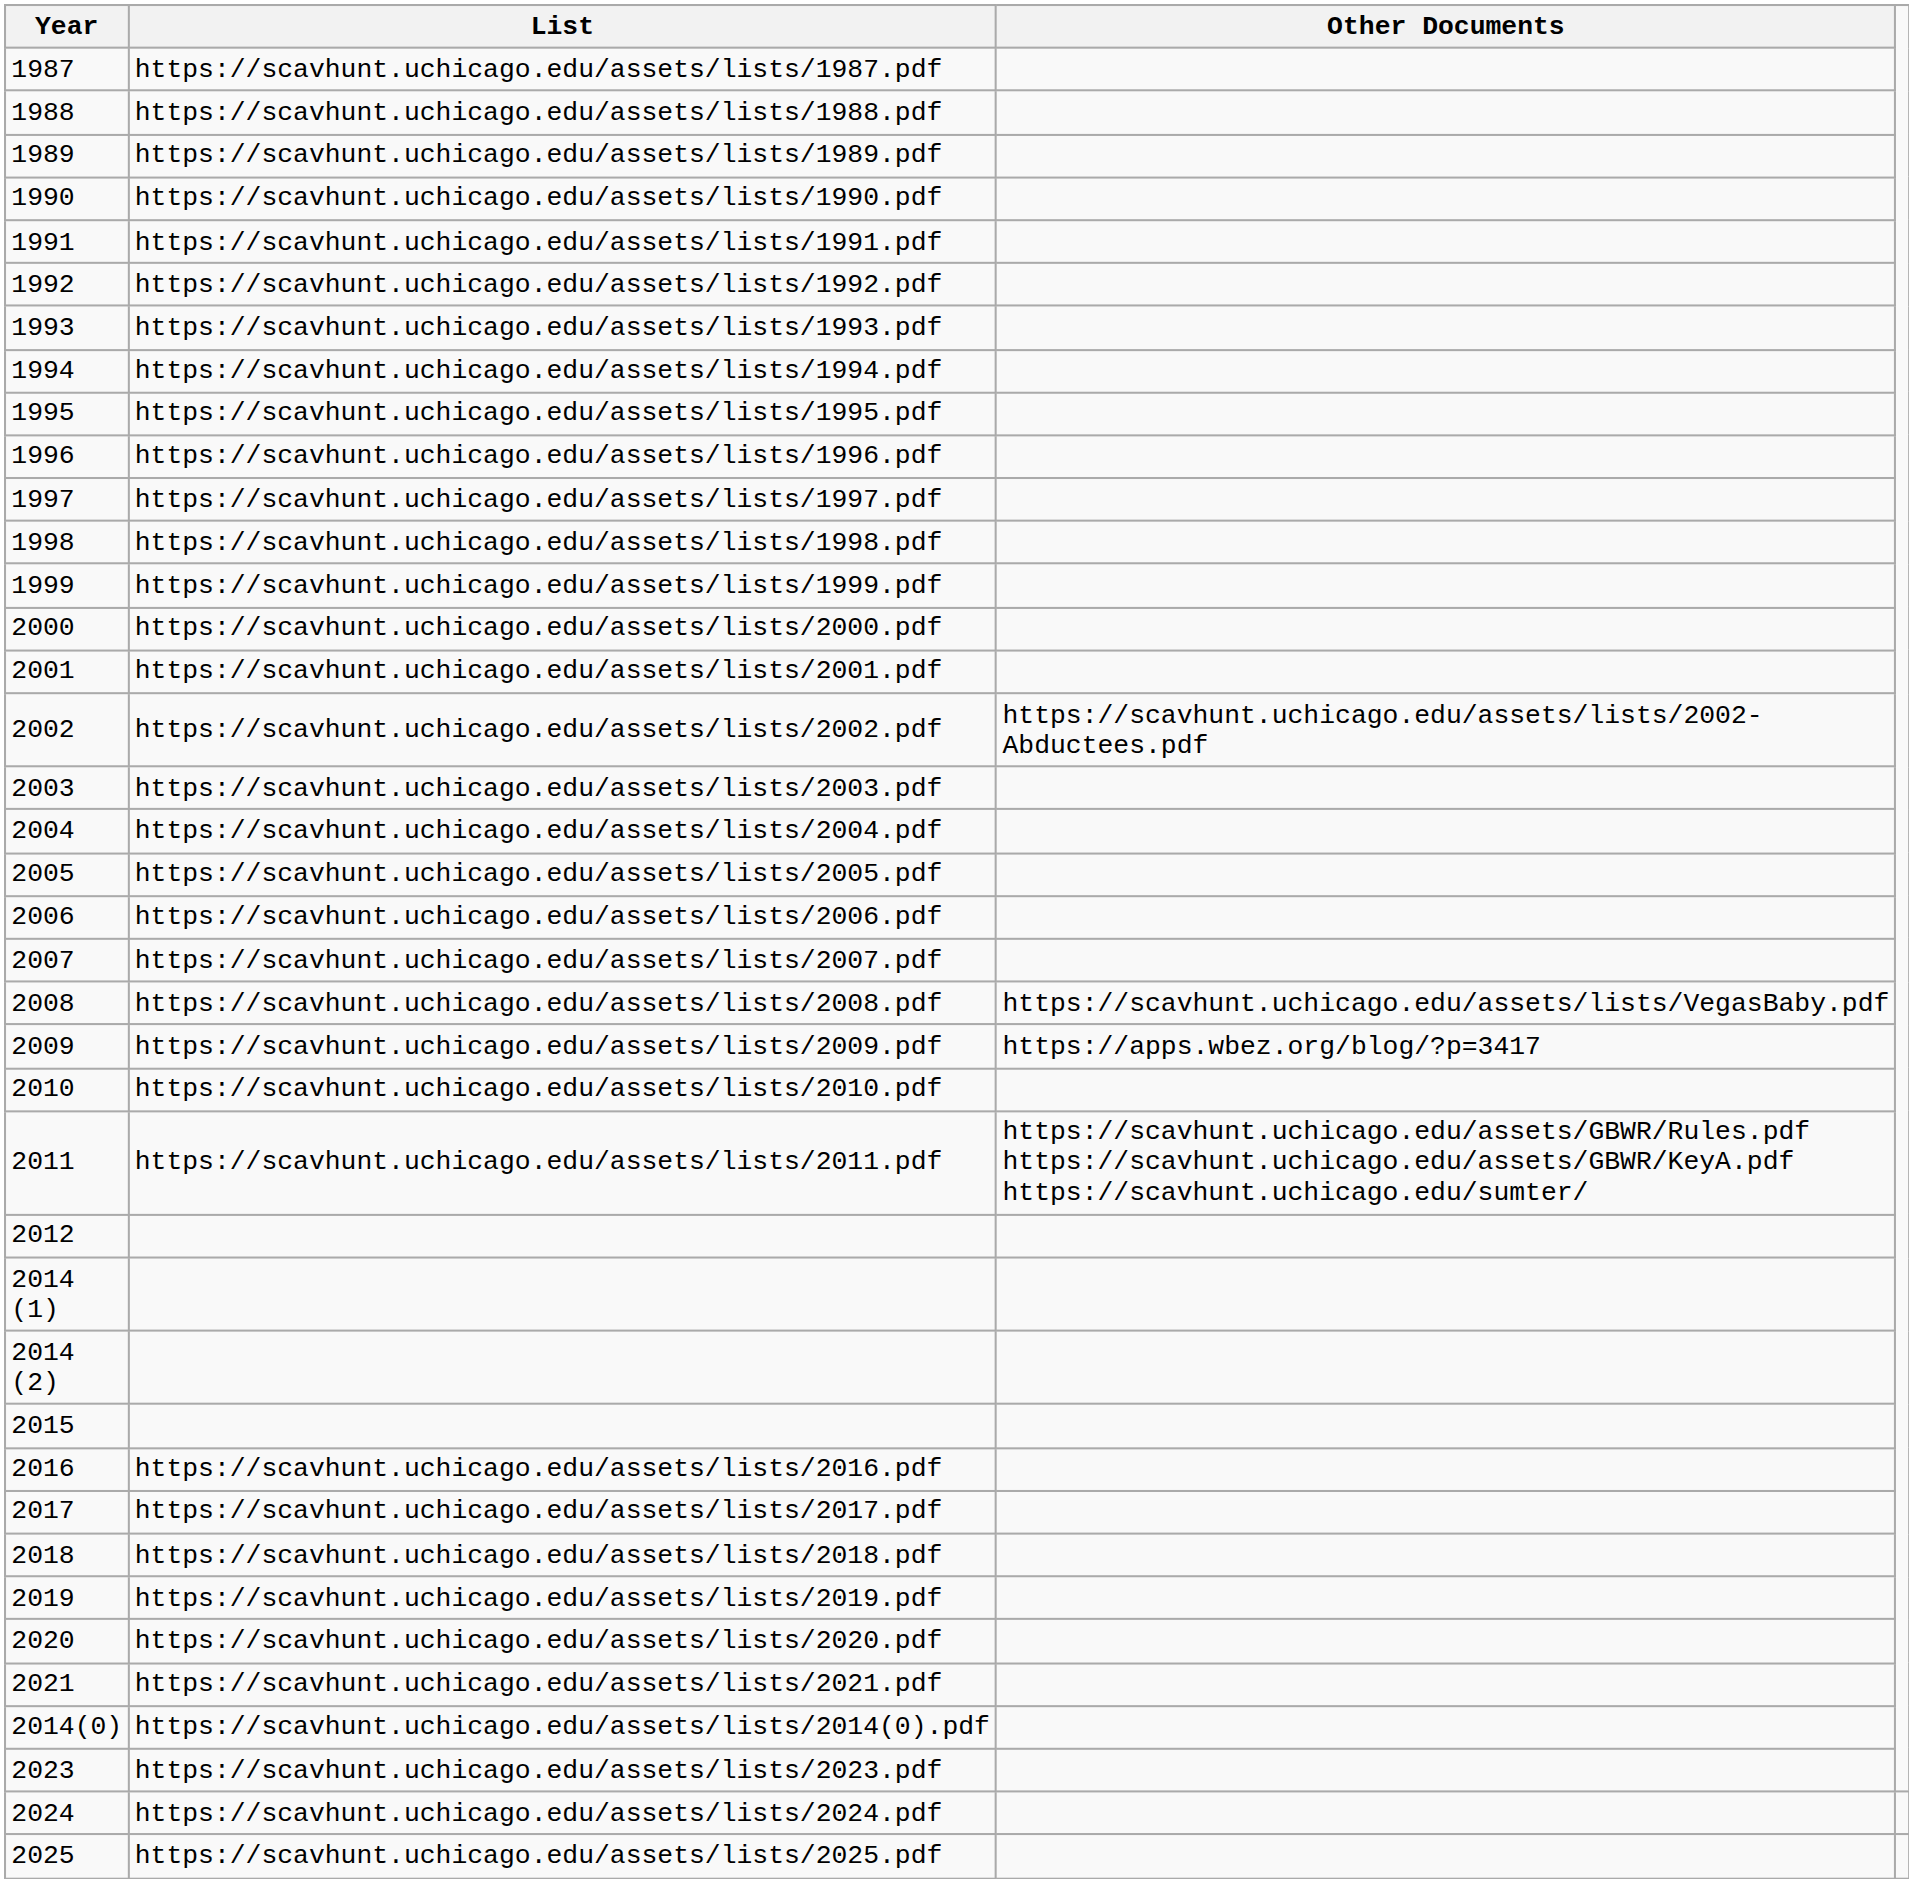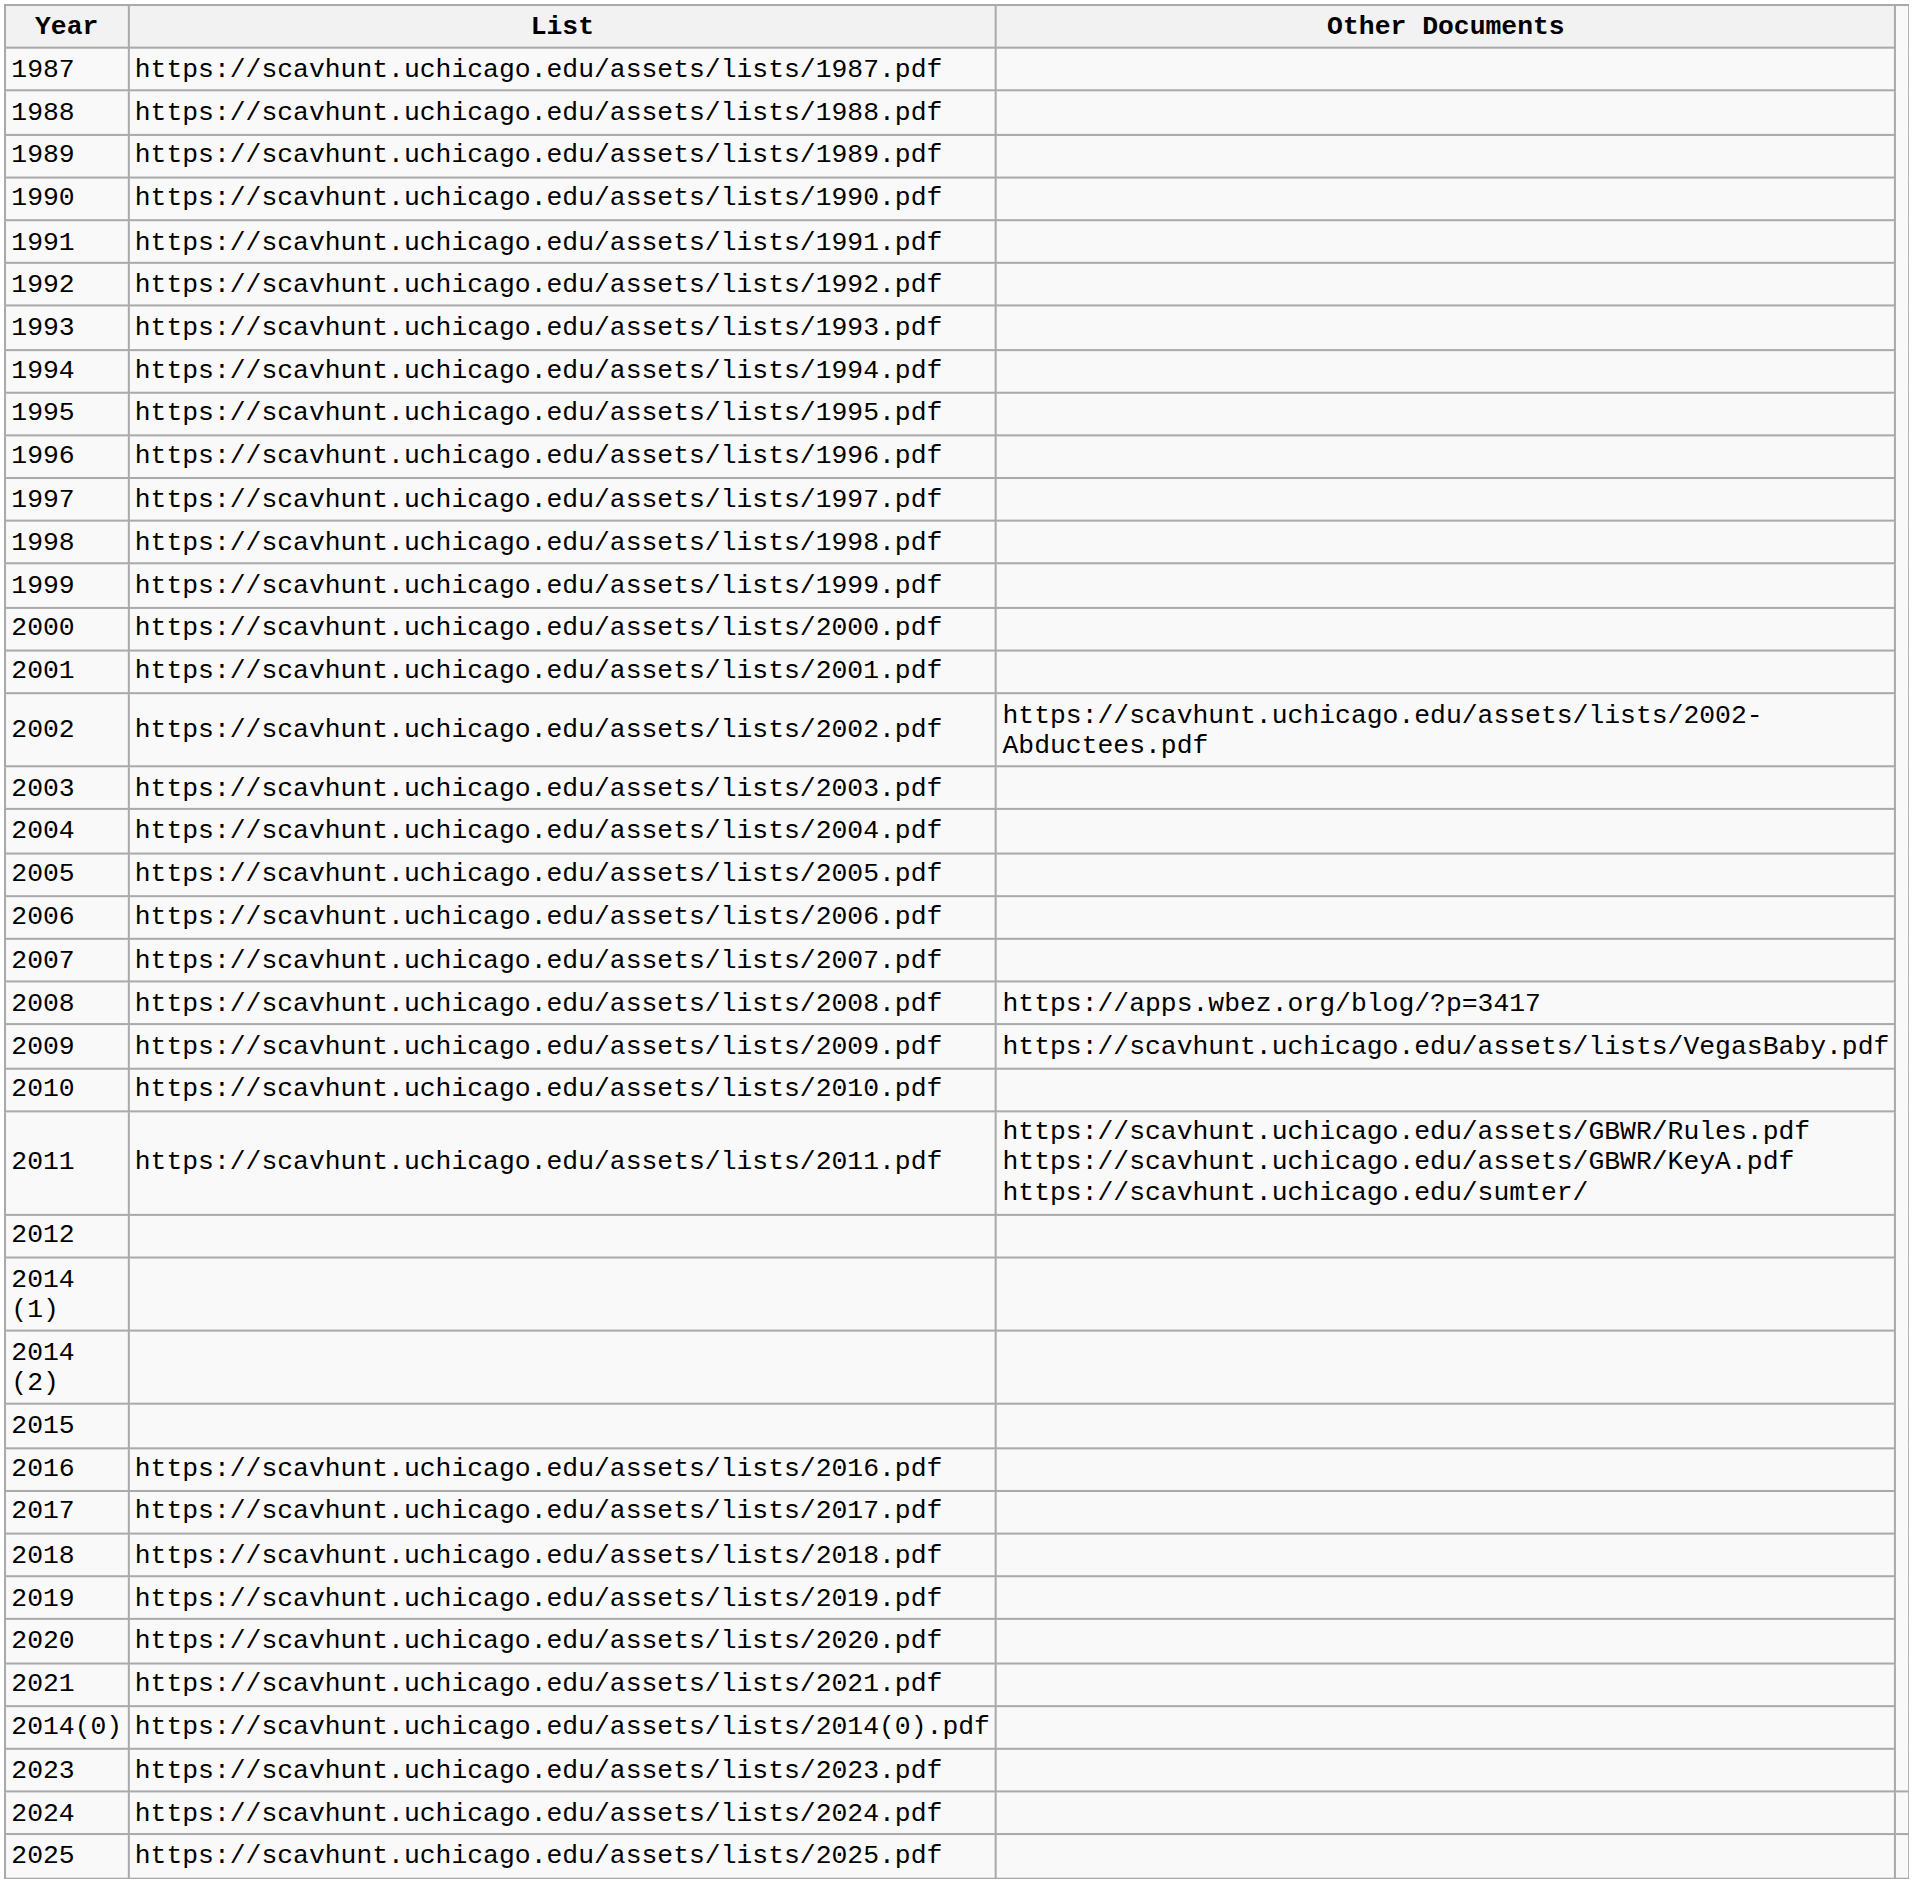(1446, 1003) https://scavhunt.uchicago.edu/assets/lists/VegasBaby.pdf -> (1272, 1003) https://apps.wbez.org/blog/?p=3417
(1272, 1046) https://apps.wbez.org/blog/?p=3417 -> (1446, 1046) https://scavhunt.uchicago.edu/assets/lists/VegasBaby.pdf
